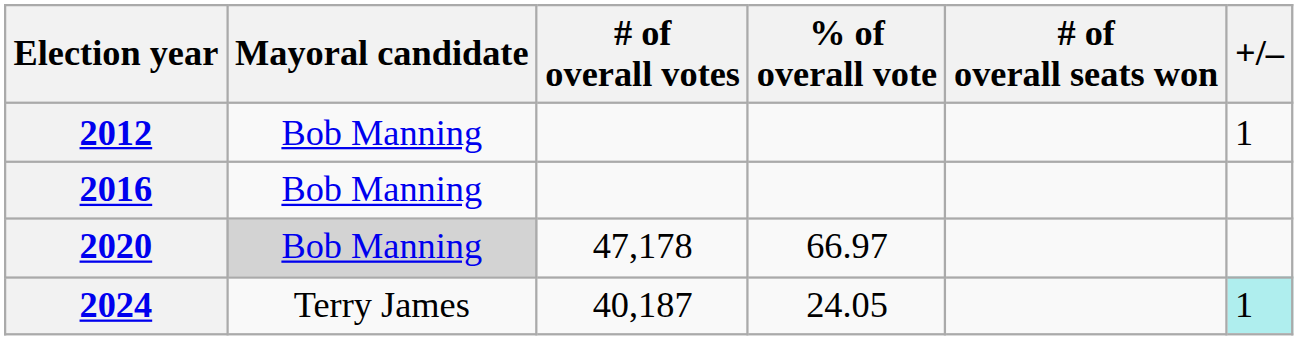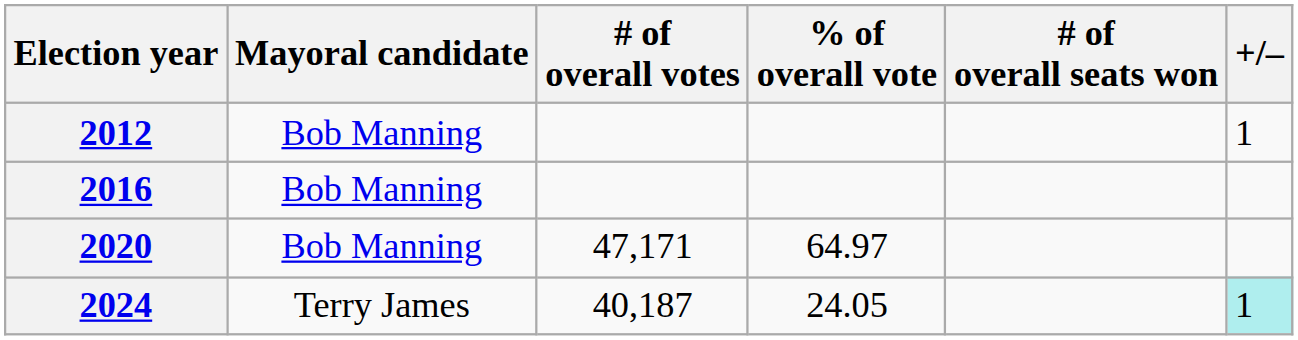(382, 246) lightgrey background -> (382, 246) no background
(643, 246) 47,178 -> (643, 246) 47,171
(847, 246) 66.97 -> (847, 246) 64.97
